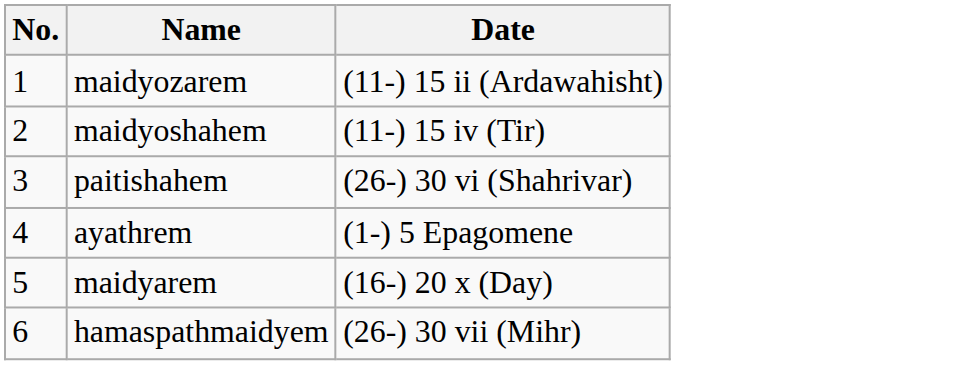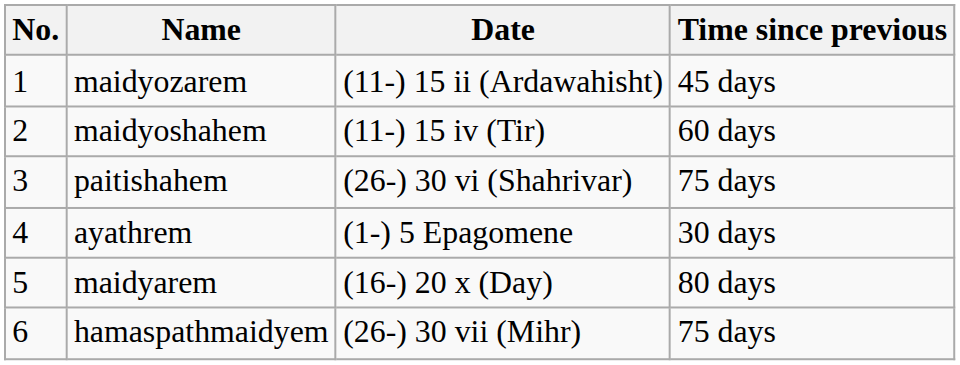+ column: (812, 29)
